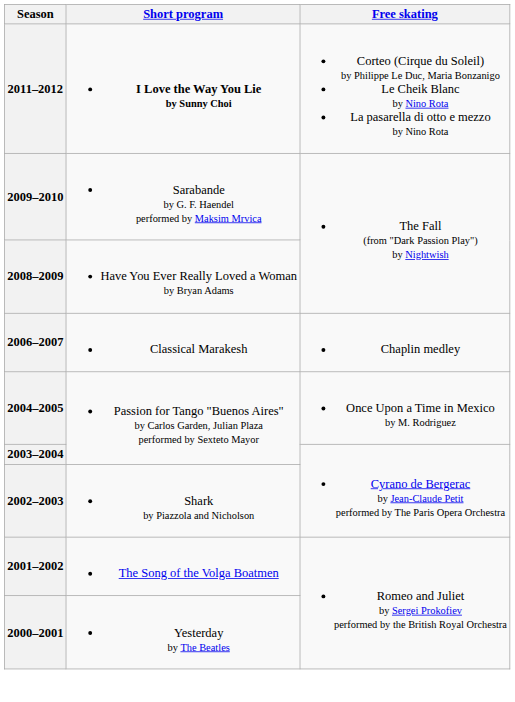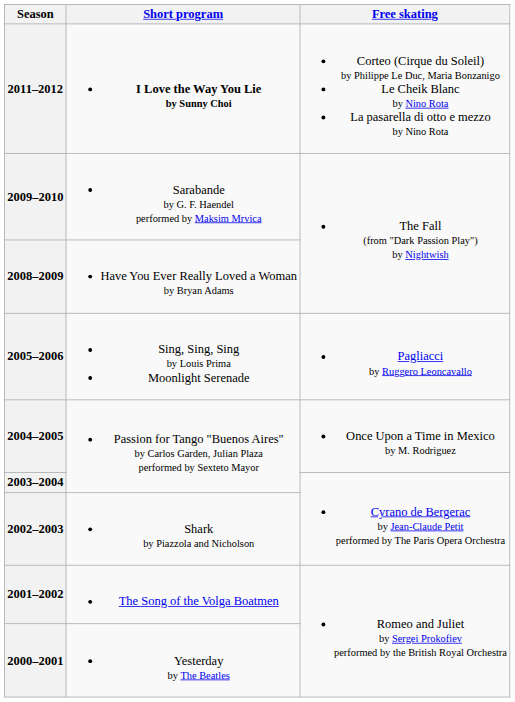- row: (35, 342)
+ row: (35, 356)
